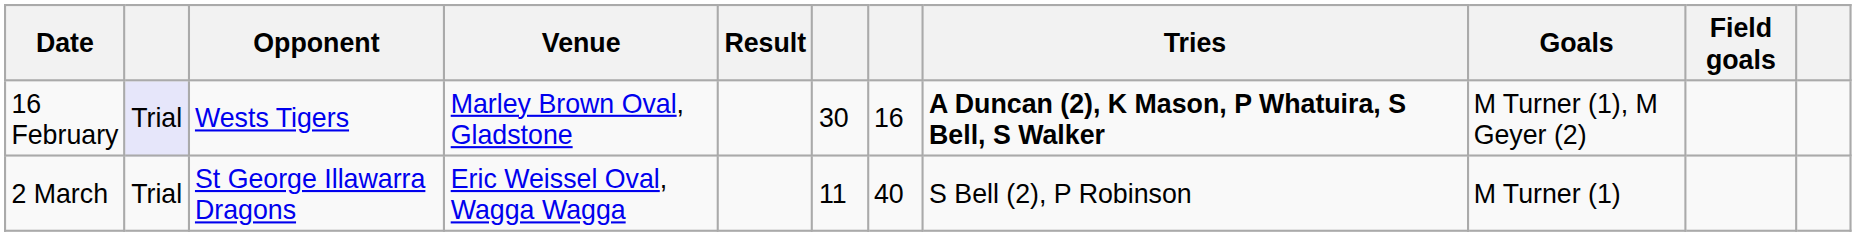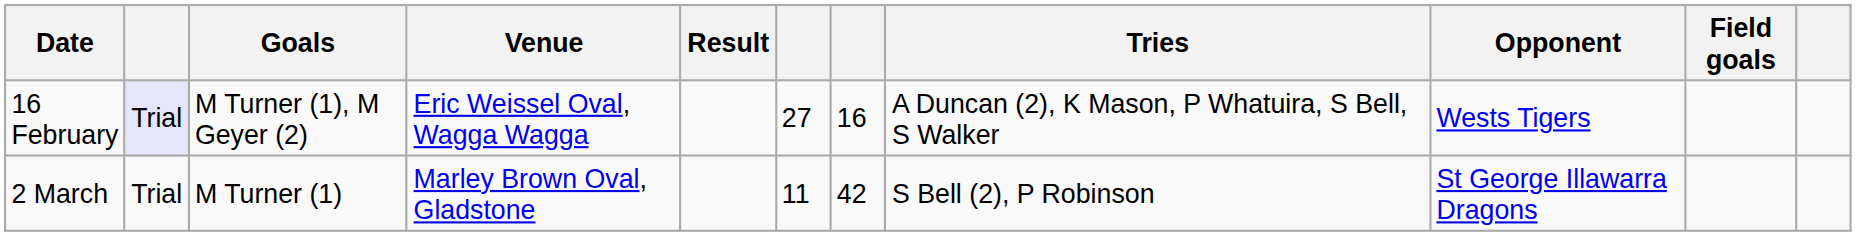columns swapped: (316, 43) <-> (1577, 43)
(567, 118) Marley Brown Oval, Gladstone -> (522, 118) Eric Weissel Oval, Wagga Wagga
(834, 118) 30 -> (797, 118) 27
(1168, 118) bold -> (1150, 118) normal
(559, 193) Eric Weissel Oval, Wagga Wagga -> (530, 193) Marley Brown Oval, Gladstone
(889, 193) 40 -> (852, 193) 42
